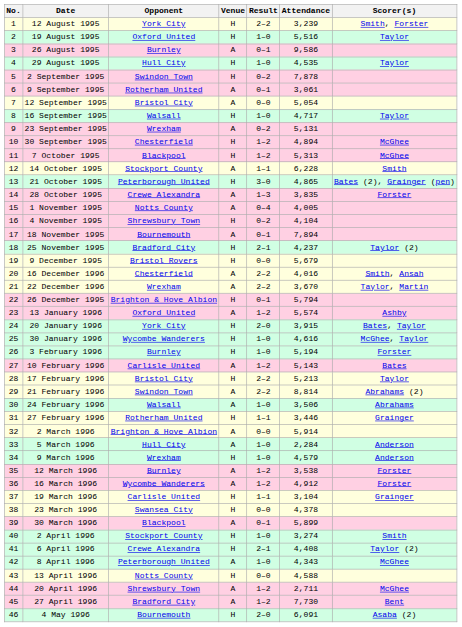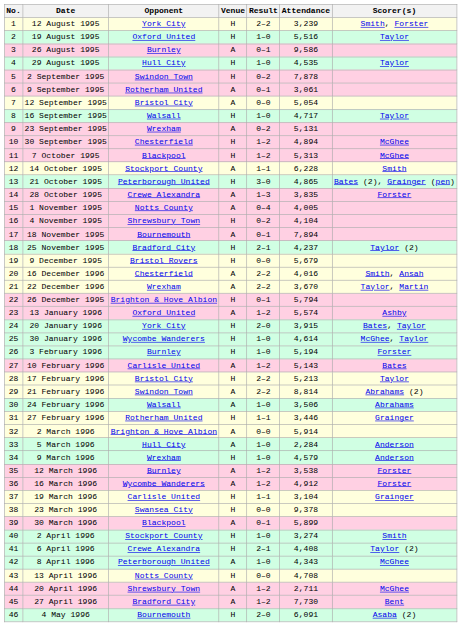(306, 339) 4,616 -> (306, 339) 4,614
(306, 510) 4,378 -> (306, 510) 9,378
(306, 576) 4,588 -> (306, 576) 4,708
